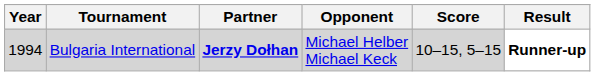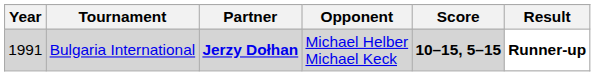(25, 50) 1994 -> (25, 50) 1991
(458, 50) normal -> (458, 50) bold
